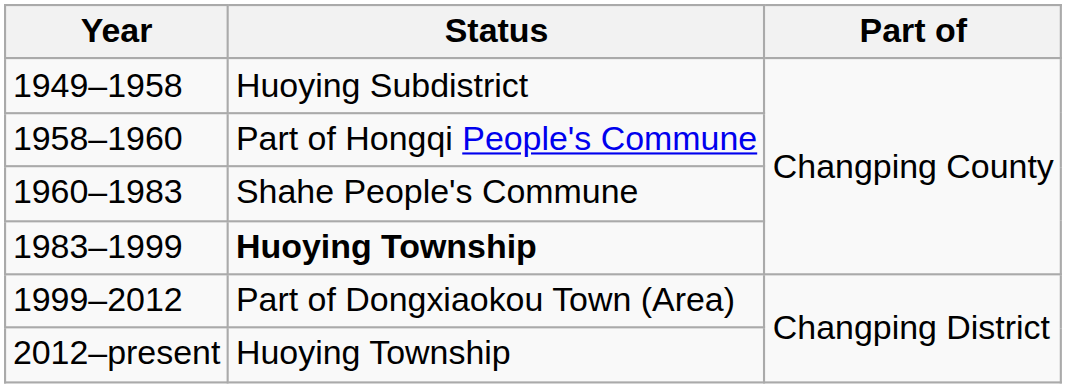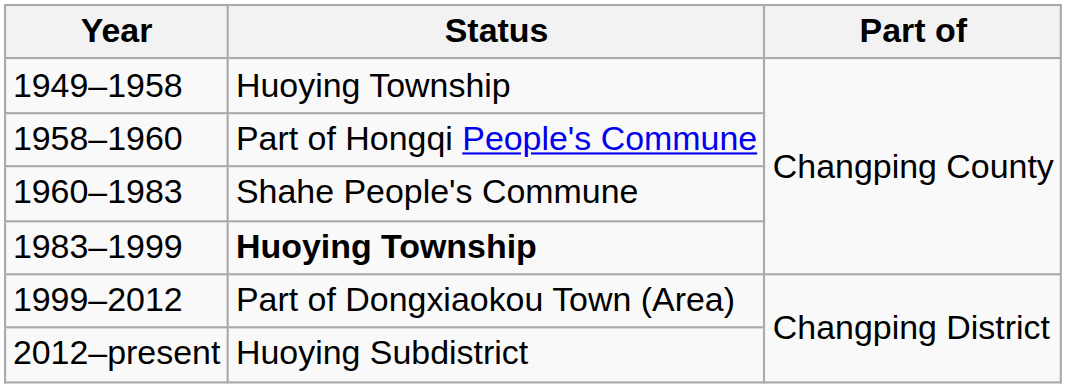(382, 85) Huoying Subdistrict -> (373, 85) Huoying Township
(373, 354) Huoying Township -> (382, 354) Huoying Subdistrict
